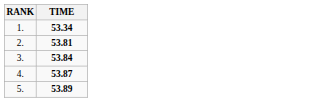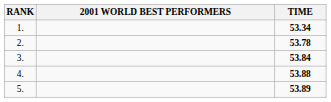+ column: (155, 12)
(62, 43) 53.81 -> (300, 43) 53.78
(62, 74) 53.87 -> (300, 74) 53.88
